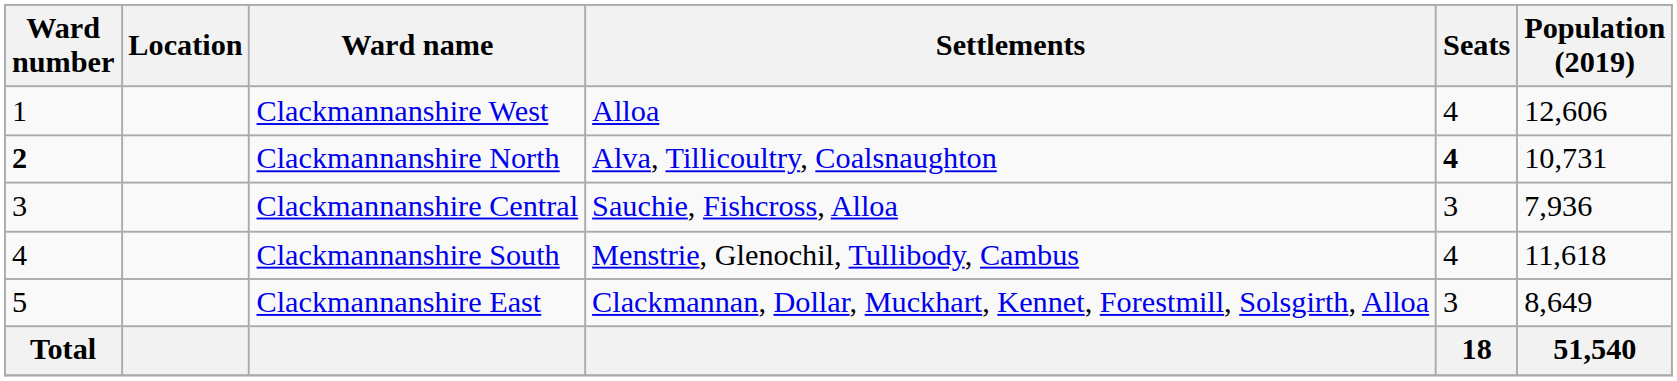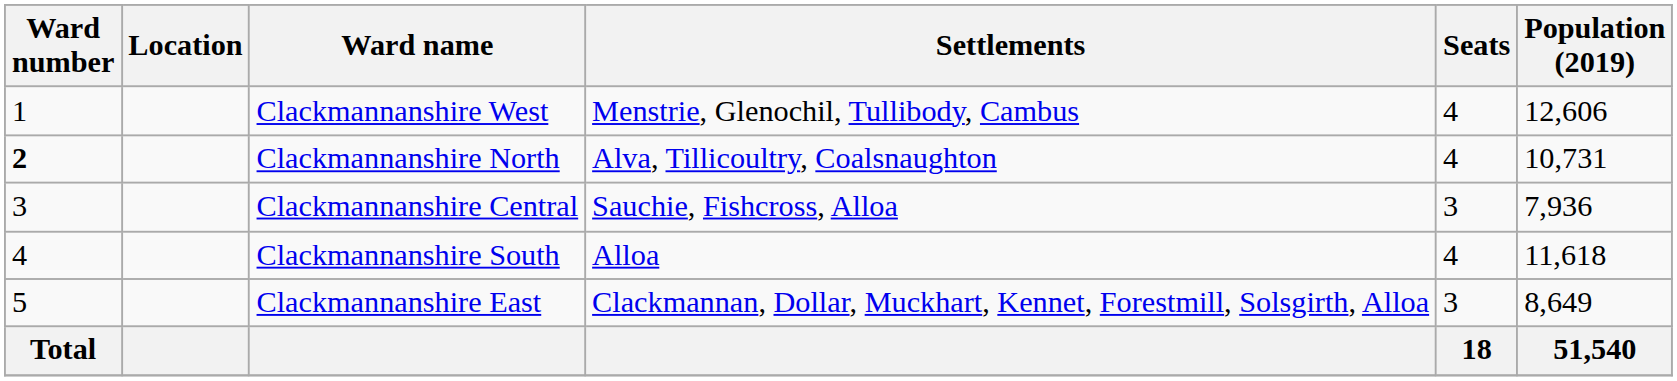(626, 110) Alloa -> (836, 110) Menstrie, Glenochil, Tullibody, Cambus
(1451, 158) bold -> (1451, 158) normal
(836, 254) Menstrie, Glenochil, Tullibody, Cambus -> (626, 254) Alloa
